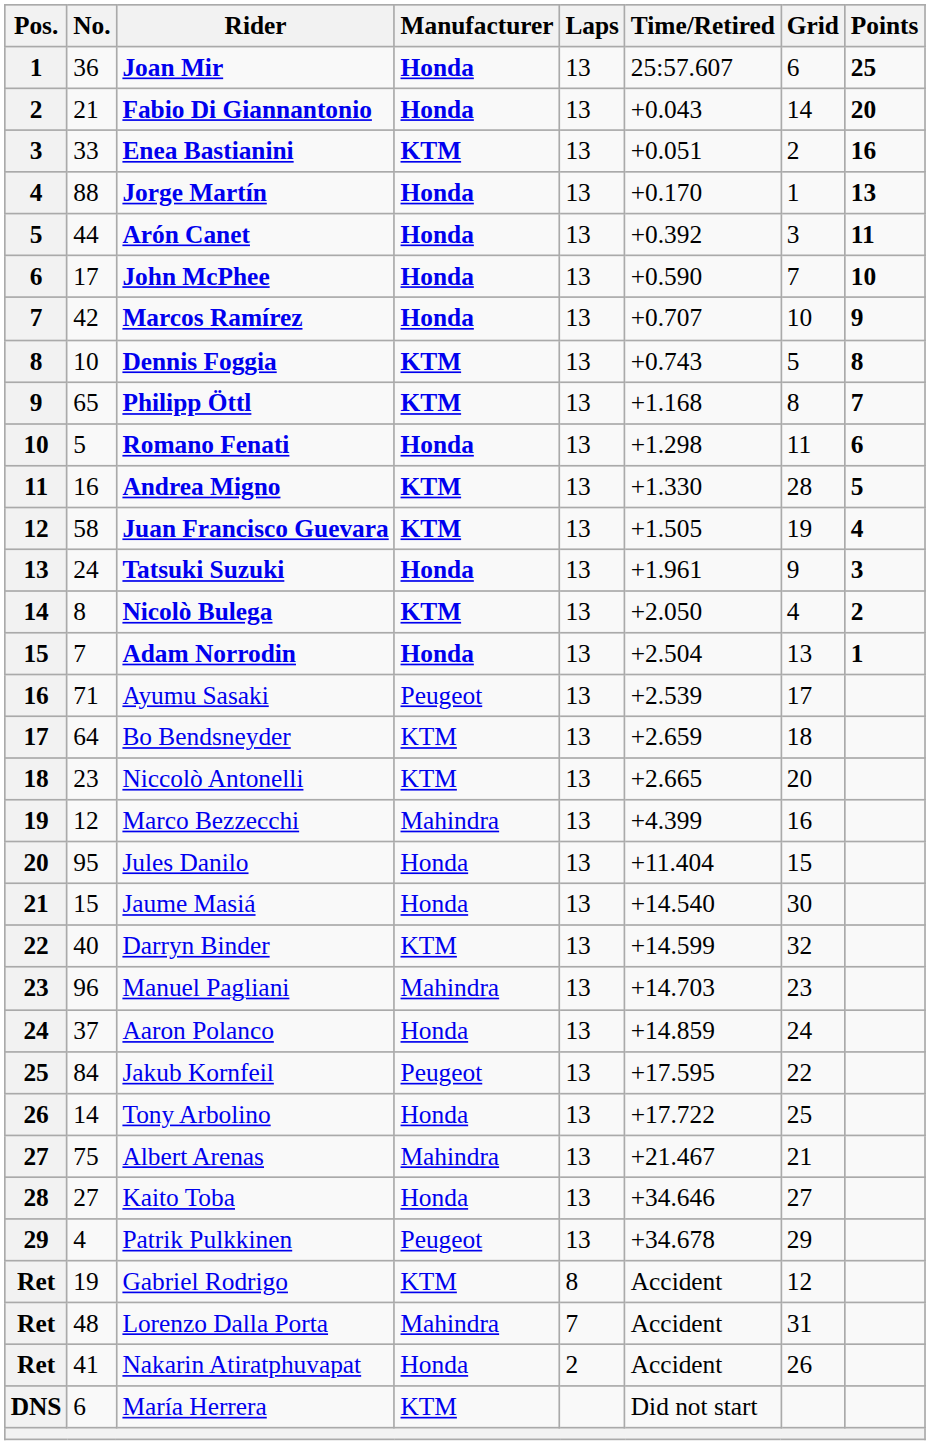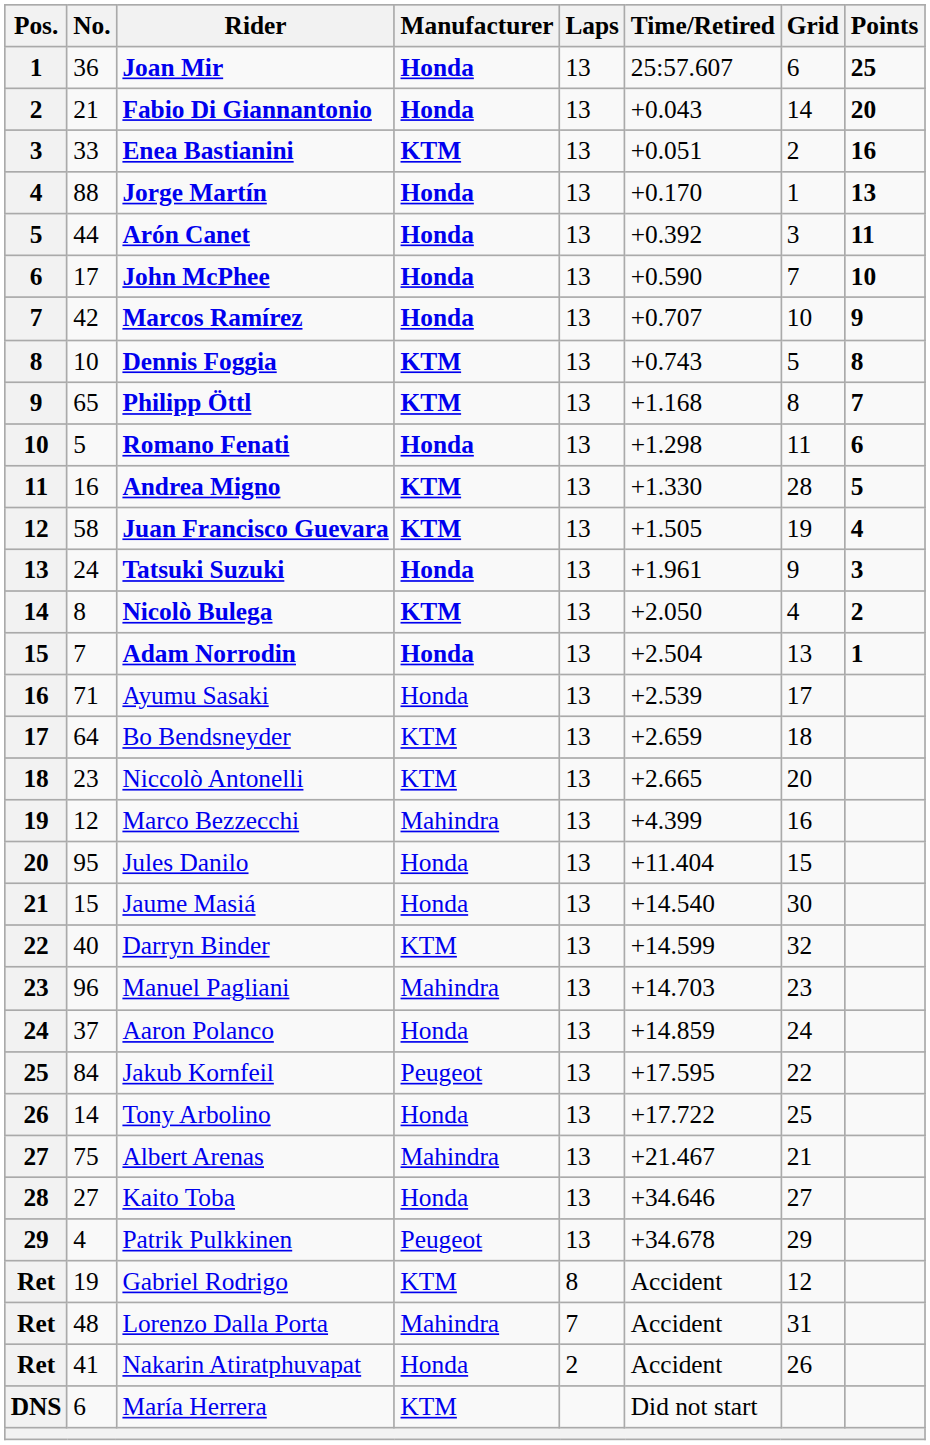(441, 695) Peugeot -> (434, 695) Honda
